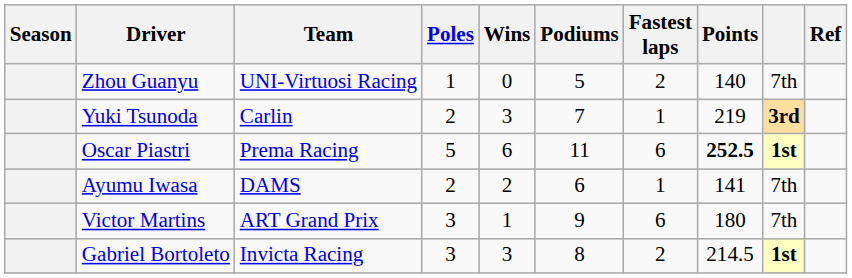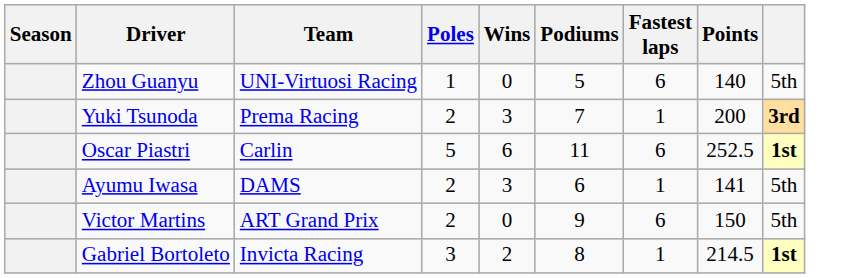- column: (826, 33)
(660, 81) 2 -> (660, 81) 6
(784, 81) 7th -> (784, 81) 5th
(266, 115) Carlin -> (299, 115) Prema Racing
(730, 115) 219 -> (730, 115) 200
(299, 150) Prema Racing -> (266, 150) Carlin
(730, 150) bold -> (730, 150) normal
(507, 185) 2 -> (507, 185) 3
(784, 185) 7th -> (784, 185) 5th
(450, 220) 3 -> (450, 220) 2
(507, 220) 1 -> (507, 220) 0
(730, 220) 180 -> (730, 220) 150
(784, 220) 7th -> (784, 220) 5th
(507, 254) 3 -> (507, 254) 2
(660, 254) 2 -> (660, 254) 1
